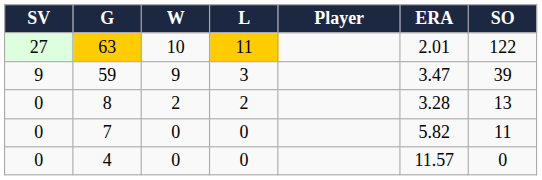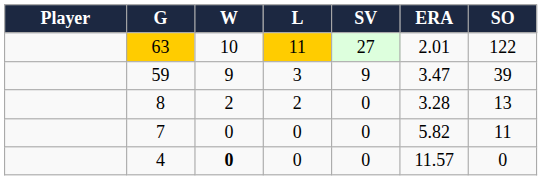columns swapped: (339, 18) <-> (39, 18)
(176, 160) normal -> (229, 160) bold
